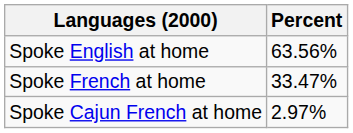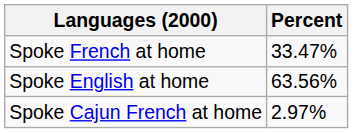rows swapped: (109, 51) <-> (108, 82)
